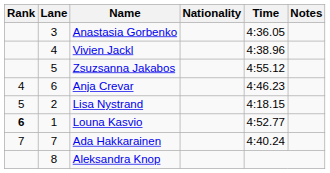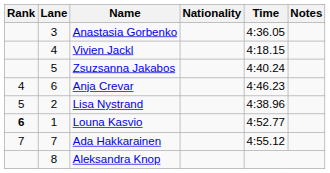(266, 50) 4:38.96 -> (266, 50) 4:18.15
(266, 68) 4:55.12 -> (266, 68) 4:40.24
(266, 104) 4:18.15 -> (266, 104) 4:38.96
(266, 141) 4:40.24 -> (266, 141) 4:55.12
